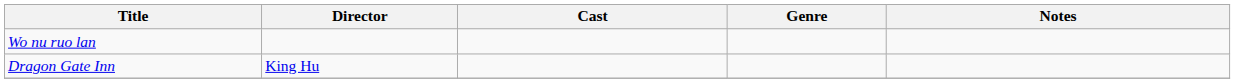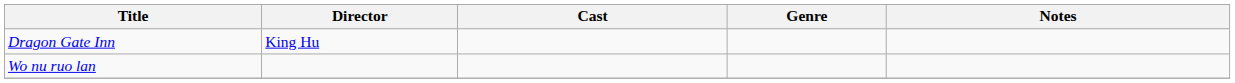rows swapped: (62, 66) <-> (52, 41)
